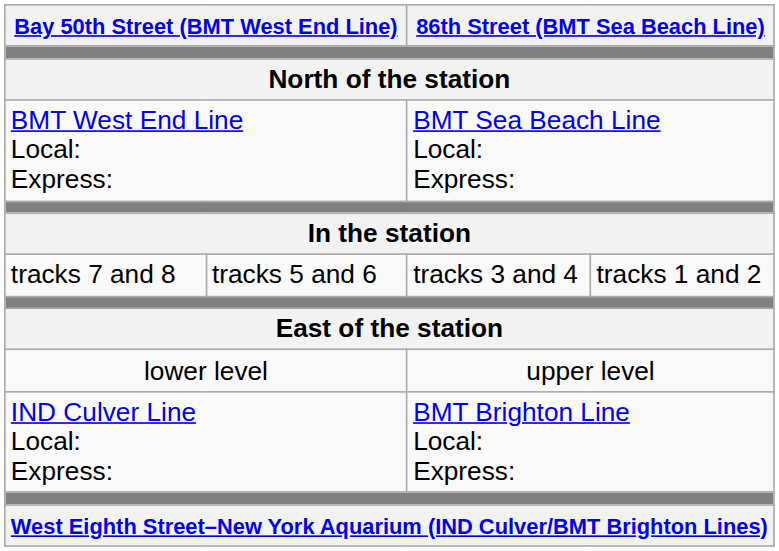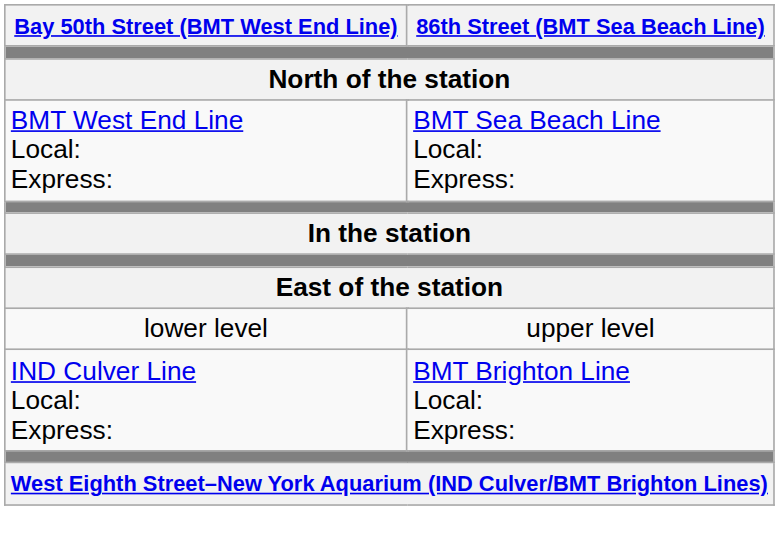- row: (93, 274)
